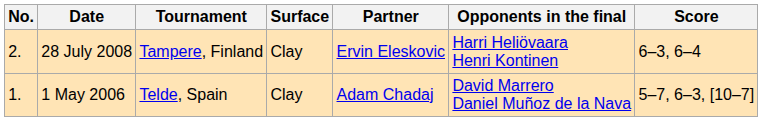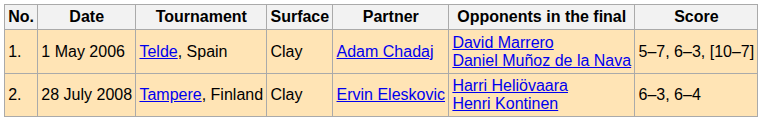rows swapped: (83, 94) <-> (87, 51)
